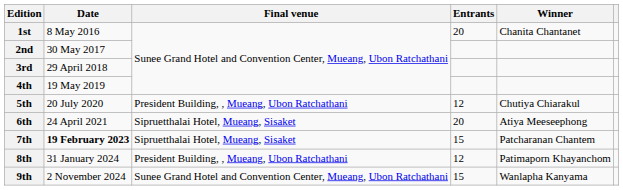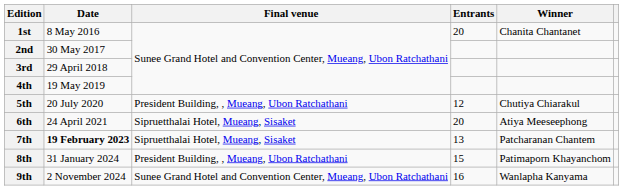(458, 140) 15 -> (458, 140) 13
(458, 158) 12 -> (458, 158) 15
(458, 176) 15 -> (458, 176) 16
